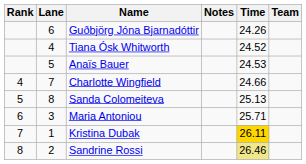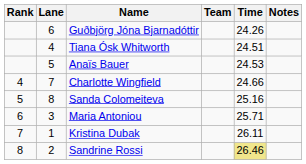columns swapped: (285, 13) <-> (219, 13)
(253, 47) 24.52 -> (250, 47) 24.51
(253, 99) 25.13 -> (250, 99) 25.16
(253, 133) gold background -> (250, 133) no background
